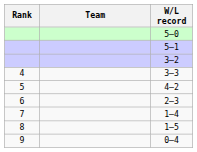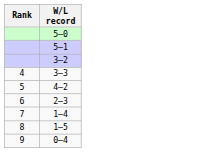- column: (95, 16)
